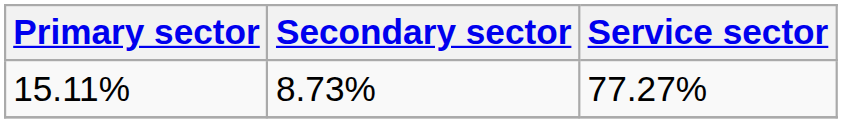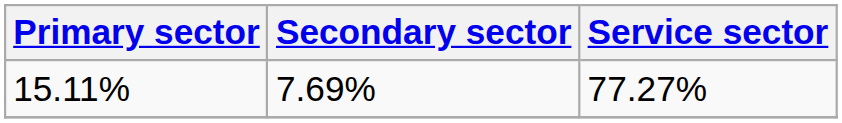(326, 88) 8.73% -> (326, 88) 7.69%
